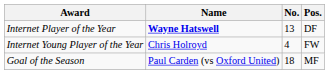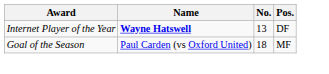- row: (75, 45)
